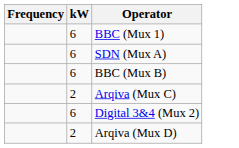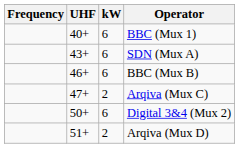+ column: (83, 14)
